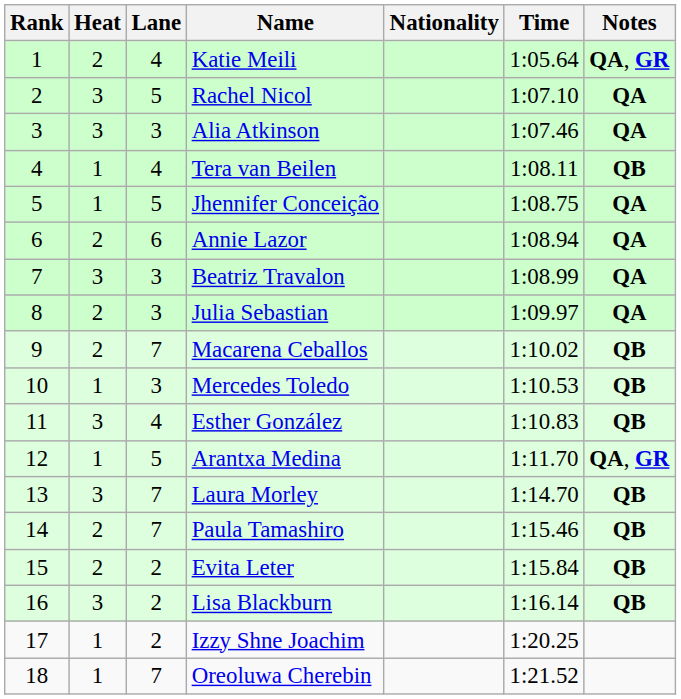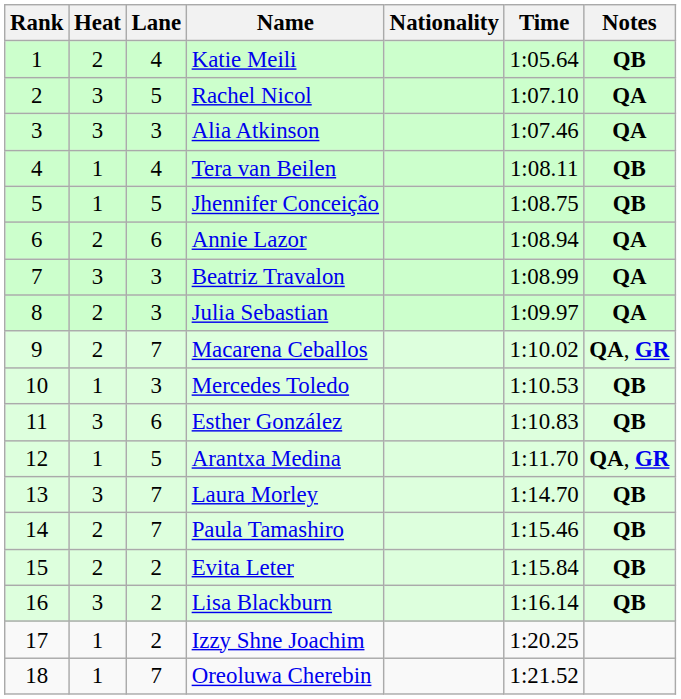(629, 58) QA, GR -> (629, 58) QB
(629, 204) QA -> (629, 204) QB
(629, 349) QB -> (629, 349) QA, GR
(156, 421) 4 -> (156, 421) 6
